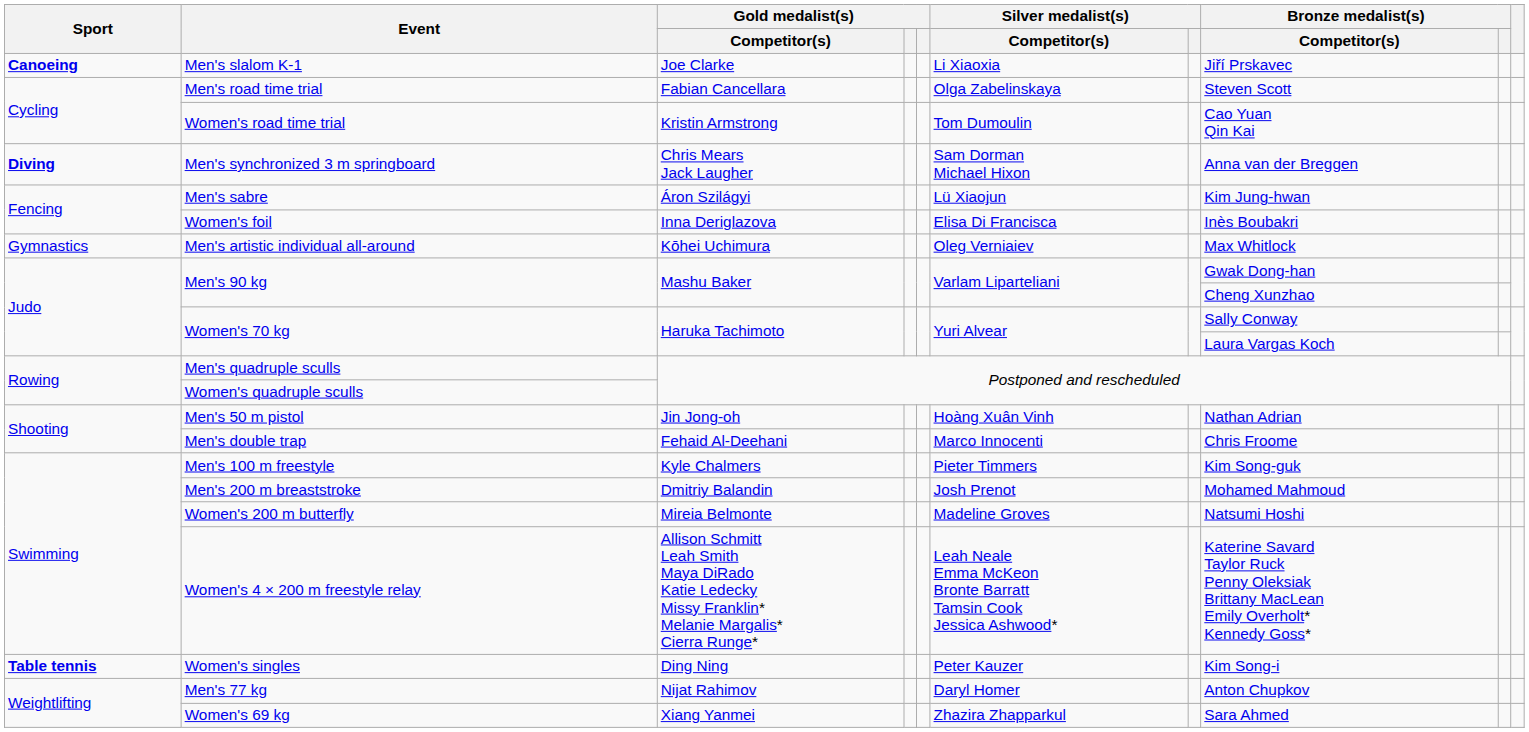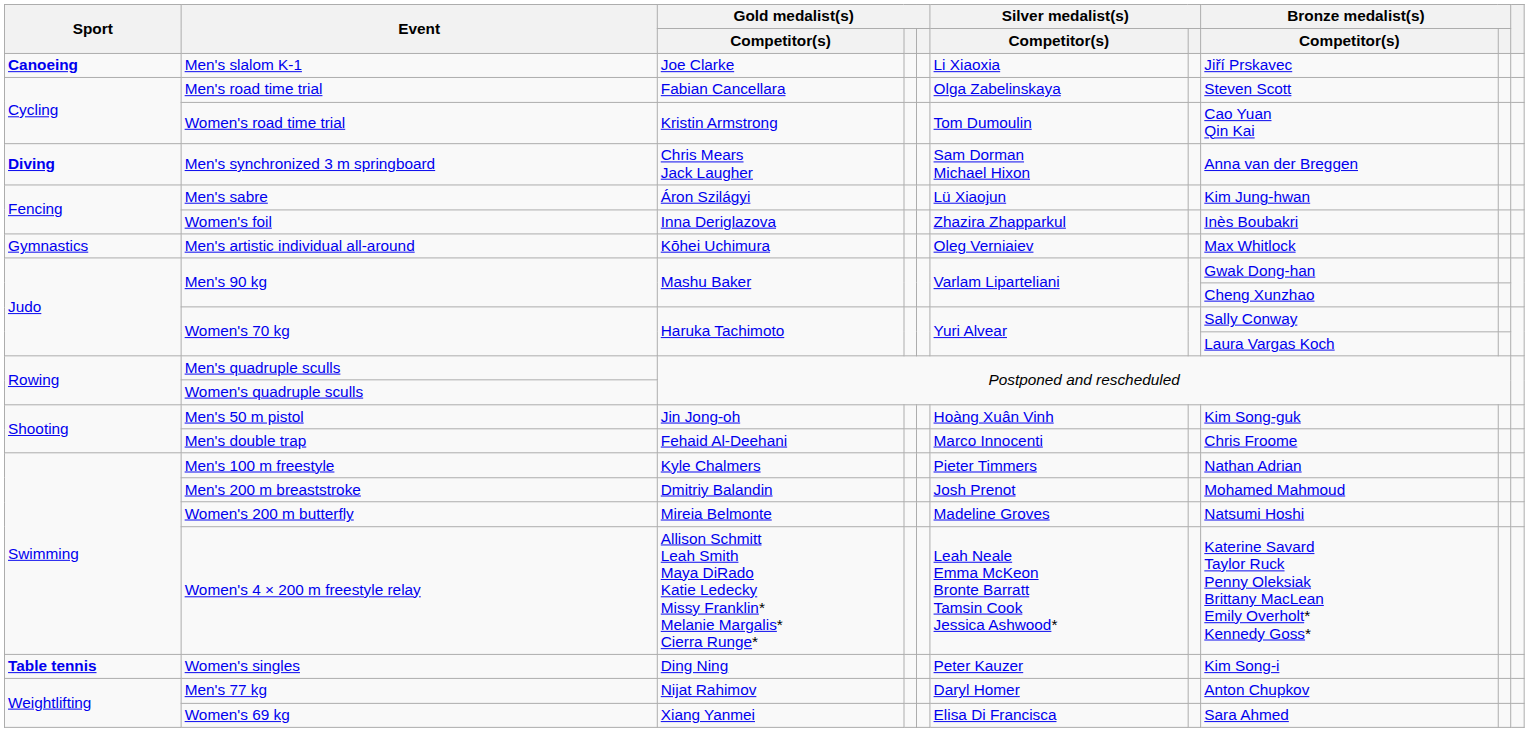(995, 221) Elisa Di Francisca -> (1000, 221) Zhazira Zhapparkul
(1253, 416) Nathan Adrian -> (1253, 416) Kim Song-guk
(1253, 465) Kim Song-guk -> (1253, 465) Nathan Adrian
(1000, 715) Zhazira Zhapparkul -> (995, 715) Elisa Di Francisca
